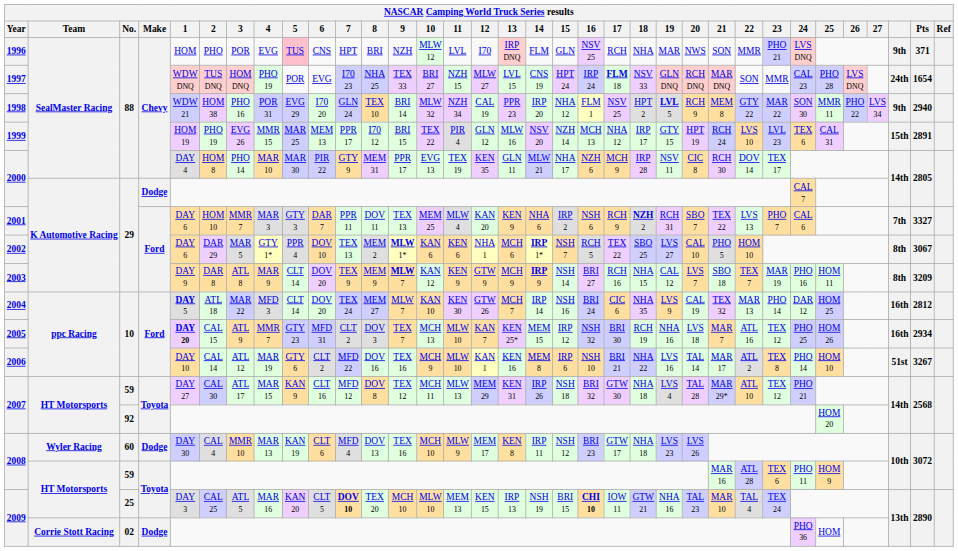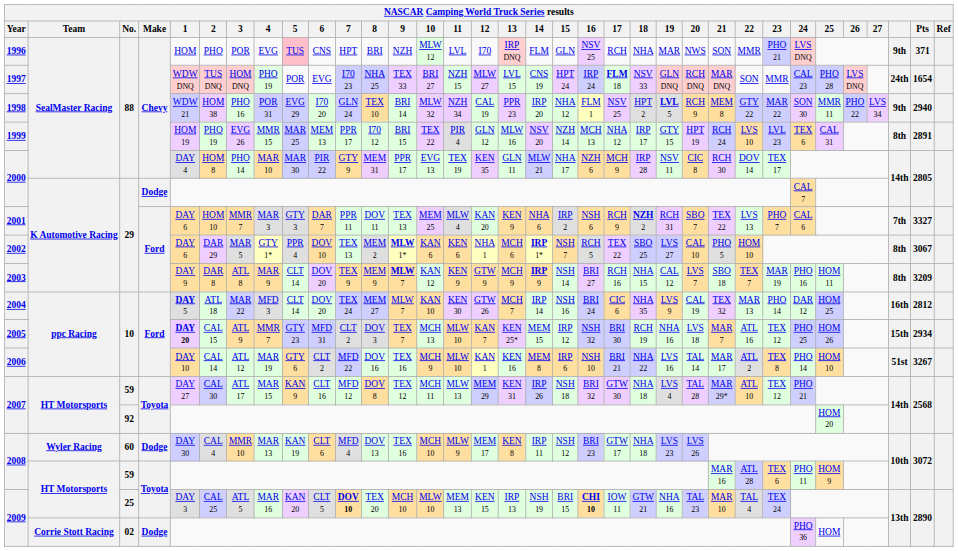(900, 136) 15th -> (900, 136) 8th
(900, 334) 16th -> (900, 334) 15th
